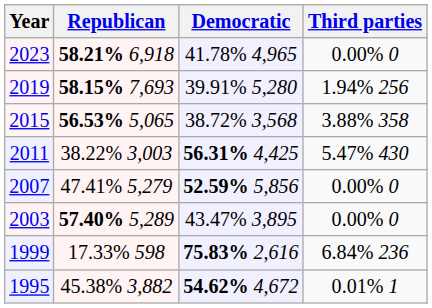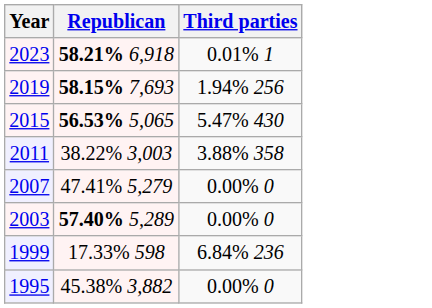- column: (241, 21)
(365, 54) 0.00% 0 -> (240, 54) 0.01% 1
(365, 120) 3.88% 358 -> (240, 120) 5.47% 430
(365, 153) 5.47% 430 -> (240, 153) 3.88% 358
(365, 285) 0.01% 1 -> (240, 285) 0.00% 0
